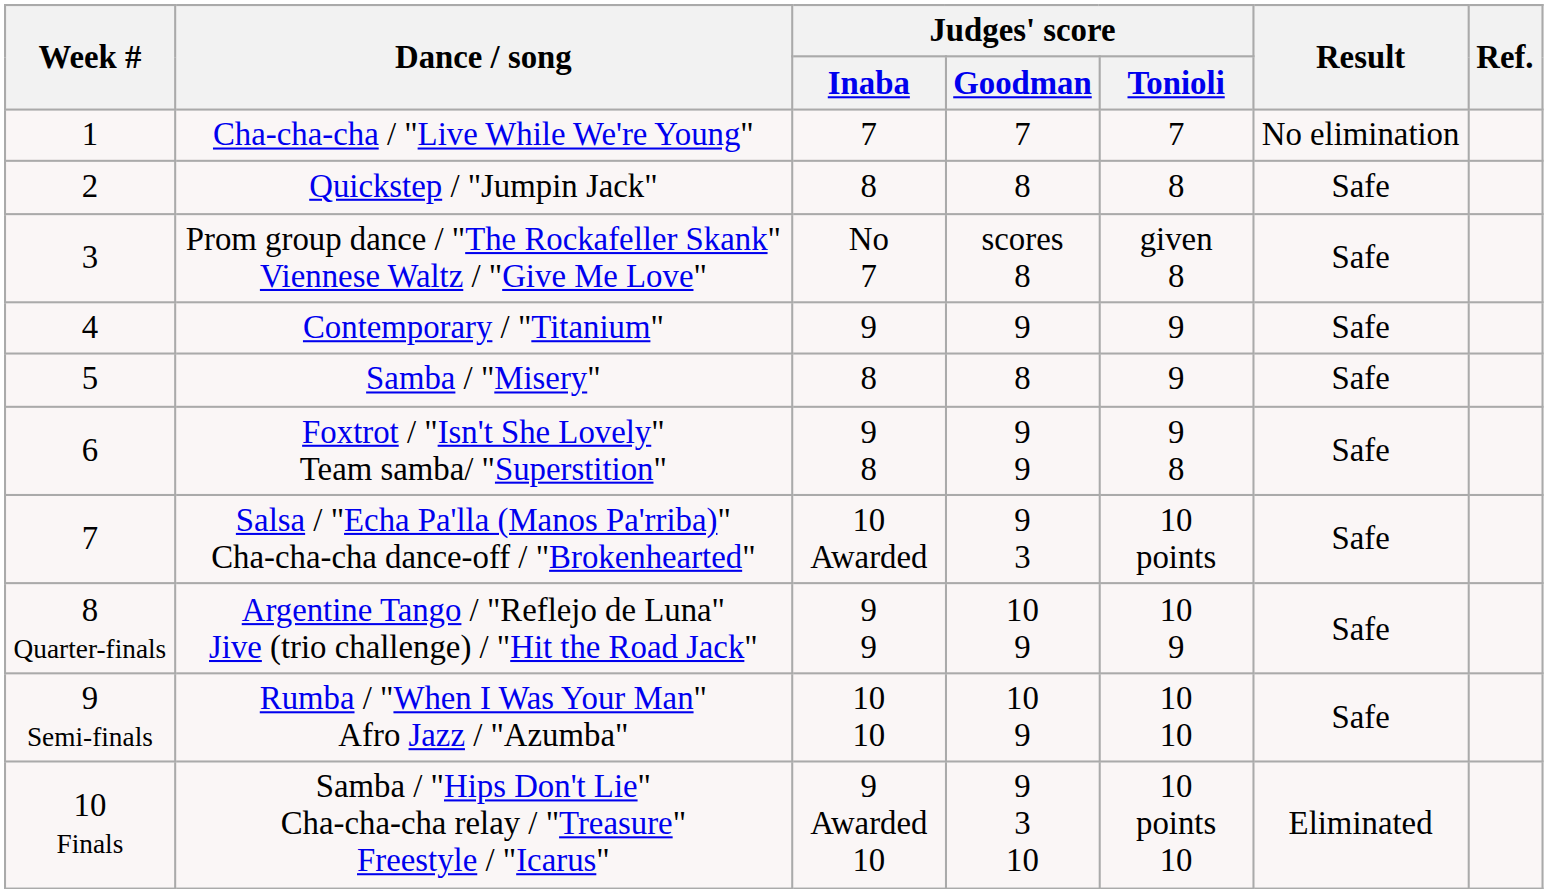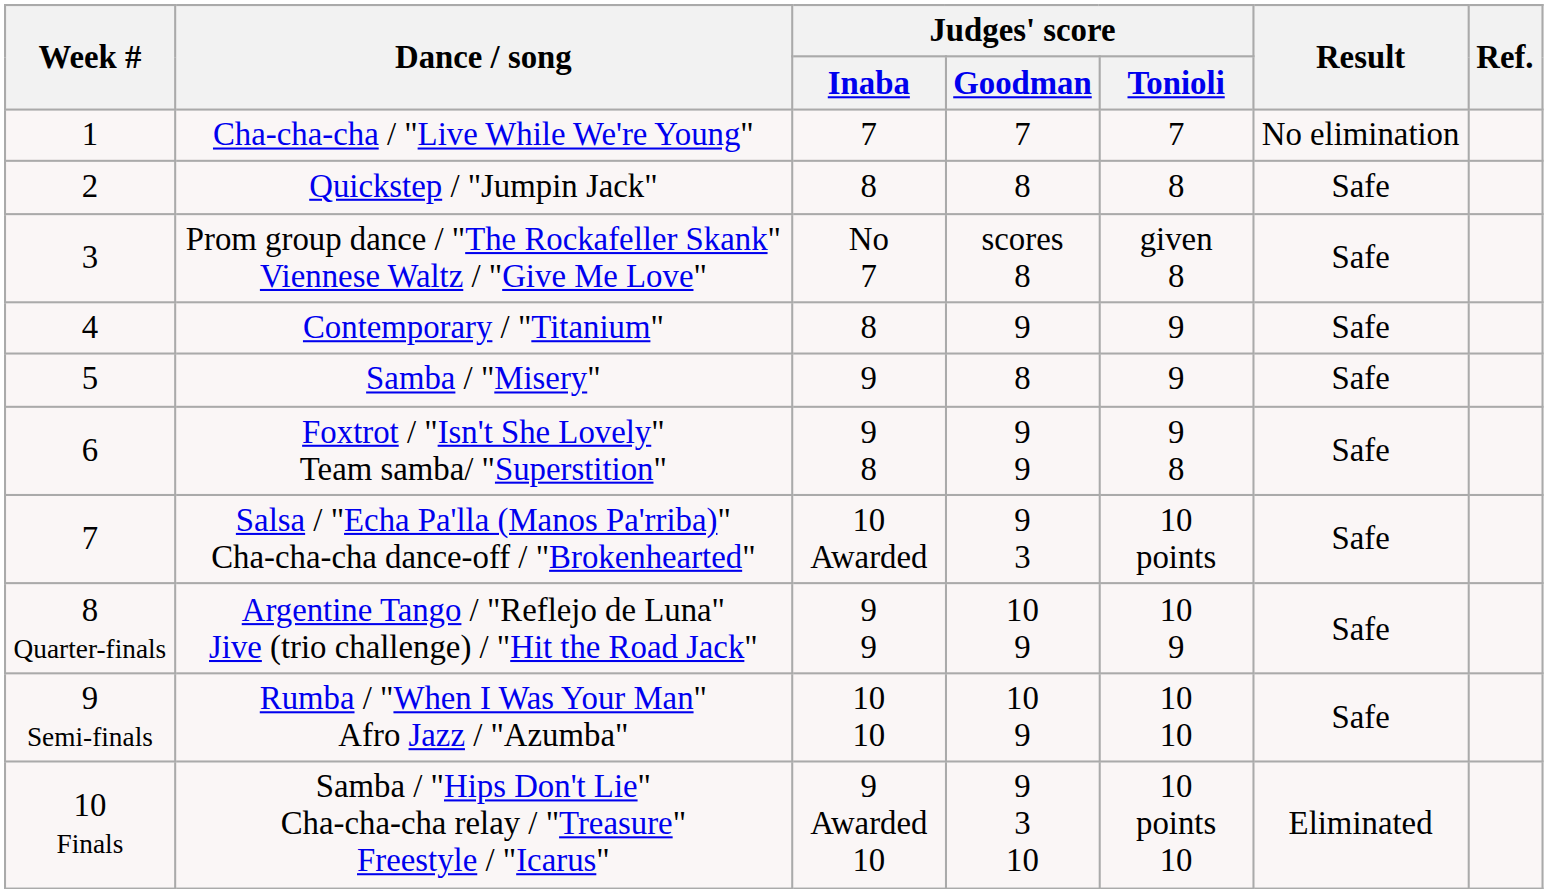(869, 327) 9 -> (869, 327) 8
(869, 379) 8 -> (869, 379) 9
